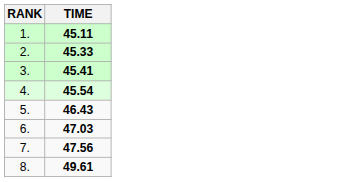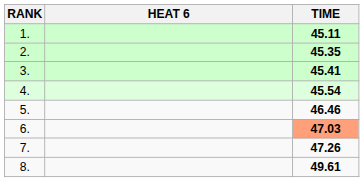+ column: (169, 14)
(78, 53) 45.33 -> (326, 53) 45.35
(78, 110) 46.43 -> (326, 110) 46.46
(78, 129) no background -> (326, 129) lightsalmon background
(78, 148) 47.56 -> (326, 148) 47.26
